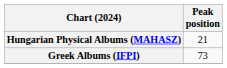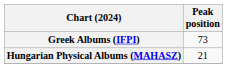rows swapped: (94, 55) <-> (94, 39)
